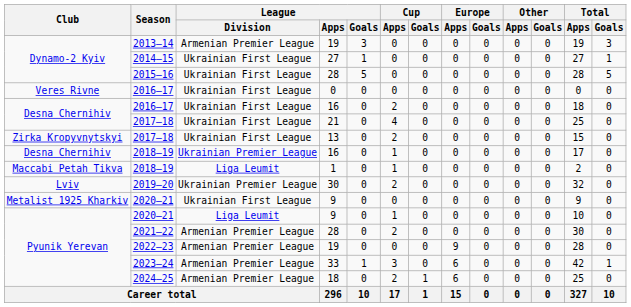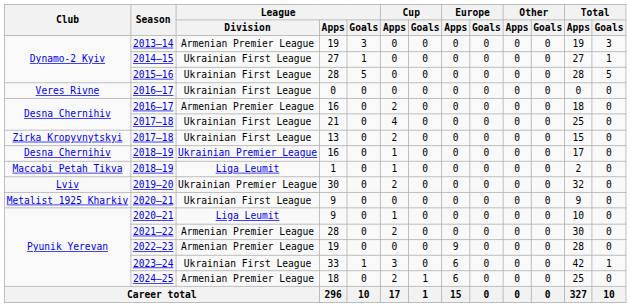(248, 106) Ukrainian First League -> (248, 106) Armenian Premier League
(248, 263) Armenian Premier League -> (248, 263) Ukrainian First League
